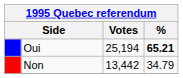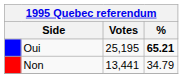(122, 48) 25,194 -> (122, 48) 25,195
(122, 65) 13,442 -> (122, 65) 13,441
